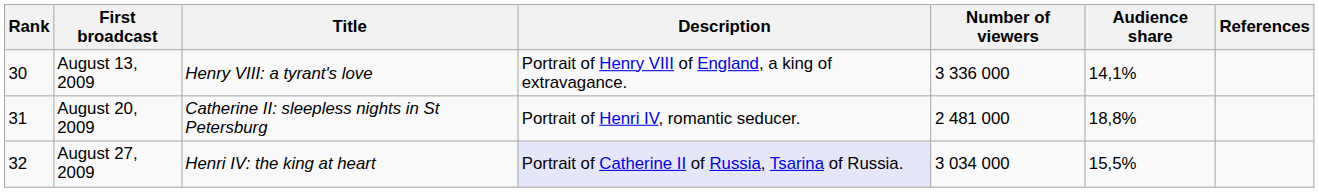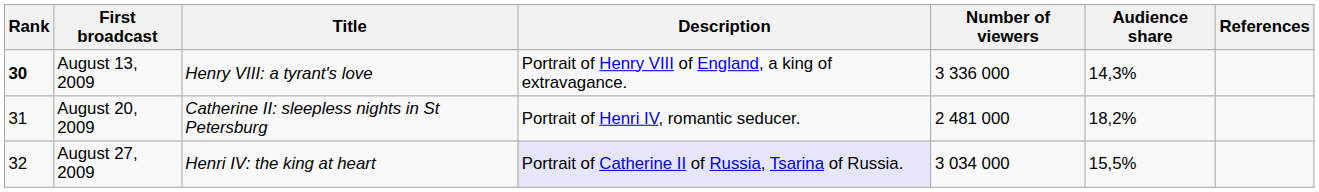(18, 72) normal -> (18, 72) bold
(1113, 72) 14,1% -> (1113, 72) 14,3%
(1113, 118) 18,8% -> (1113, 118) 18,2%
